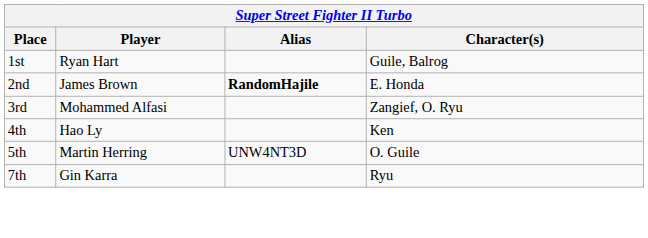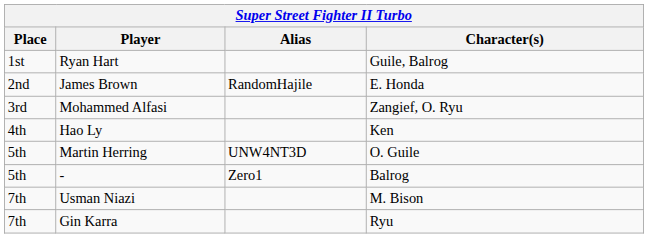(273, 84) bold -> (270, 84) normal
+ row: (62, 175)
+ row: (97, 198)
